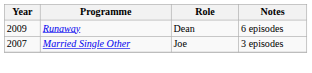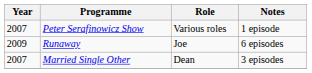+ row: (93, 28)
(184, 28) Dean -> (180, 44) Joe
(180, 44) Joe -> (184, 60) Dean
